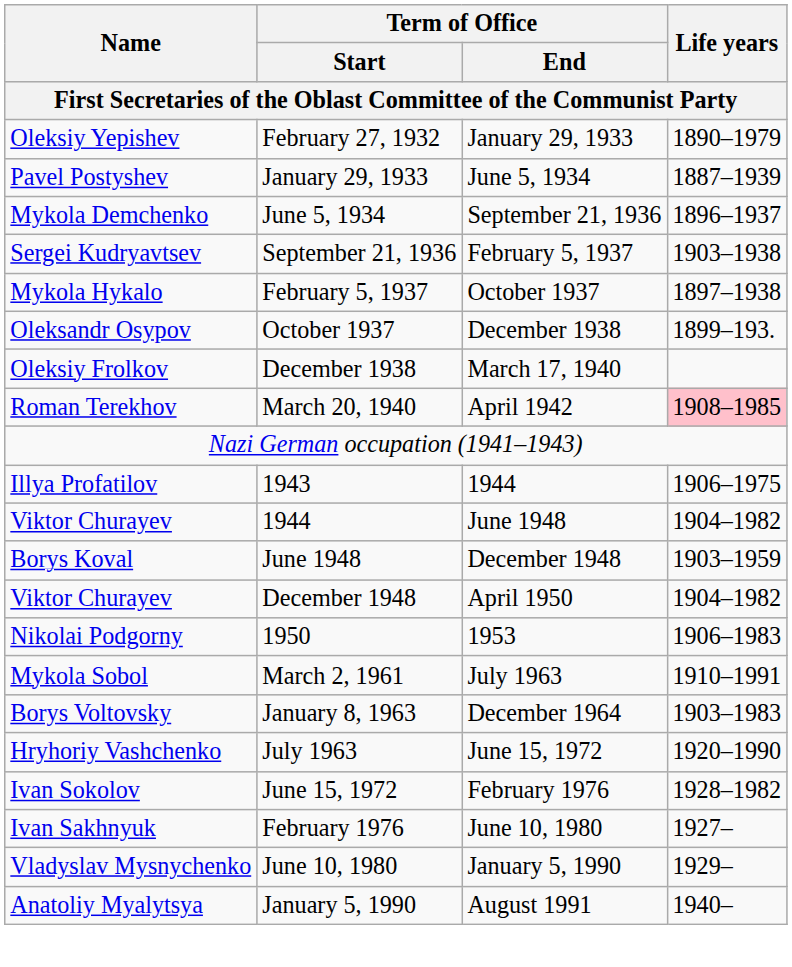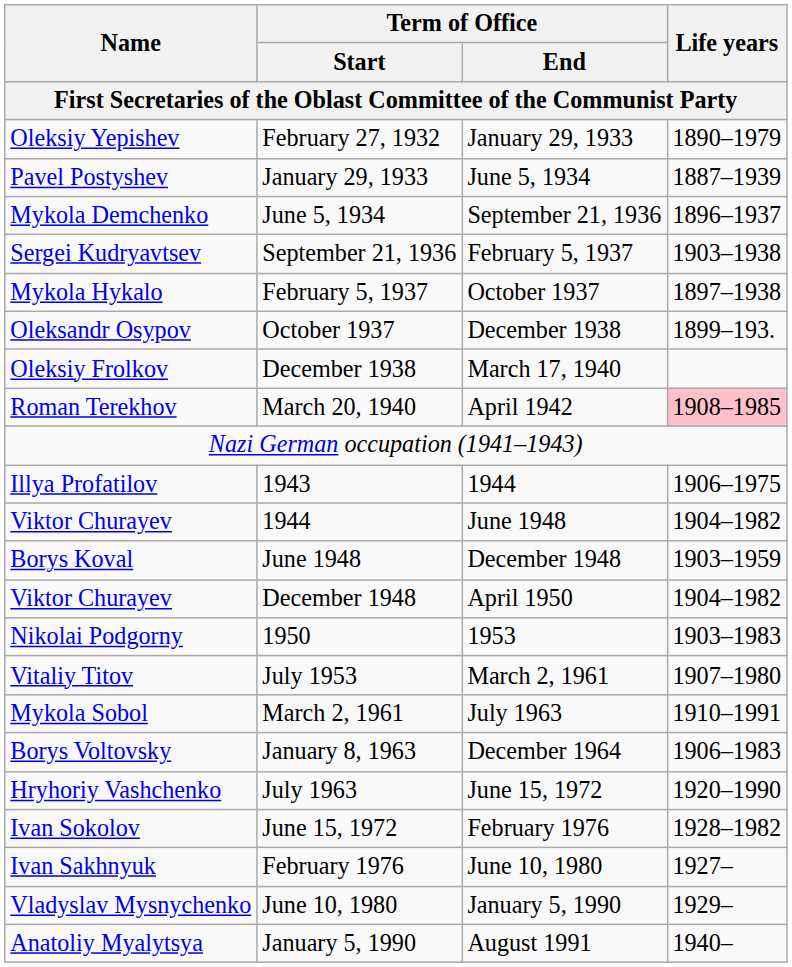(727, 636) 1906–1983 -> (727, 636) 1903–1983
+ row: (310, 675)
(727, 713) 1903–1983 -> (727, 751) 1906–1983
